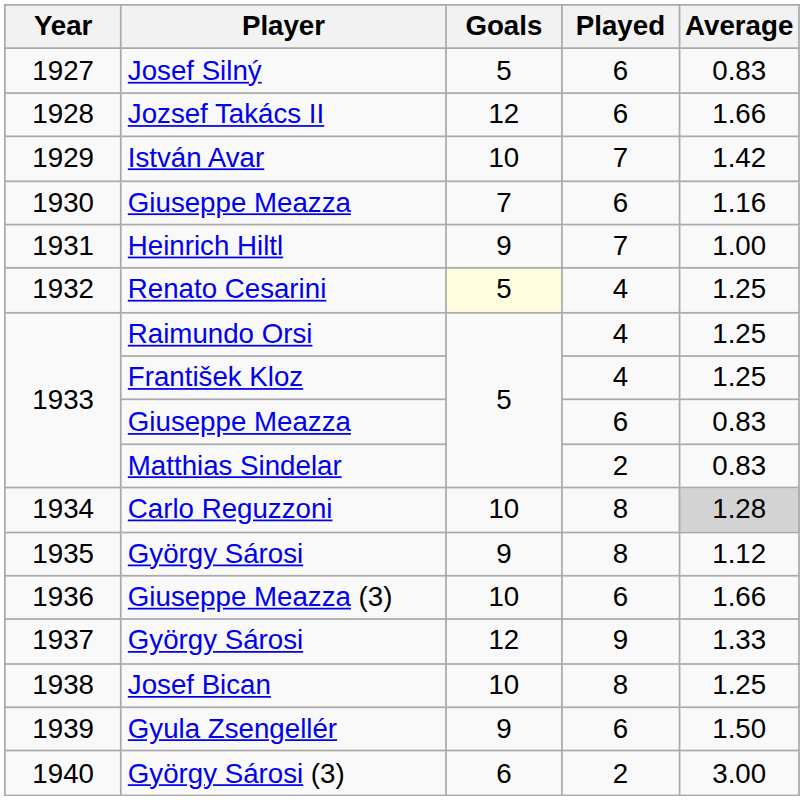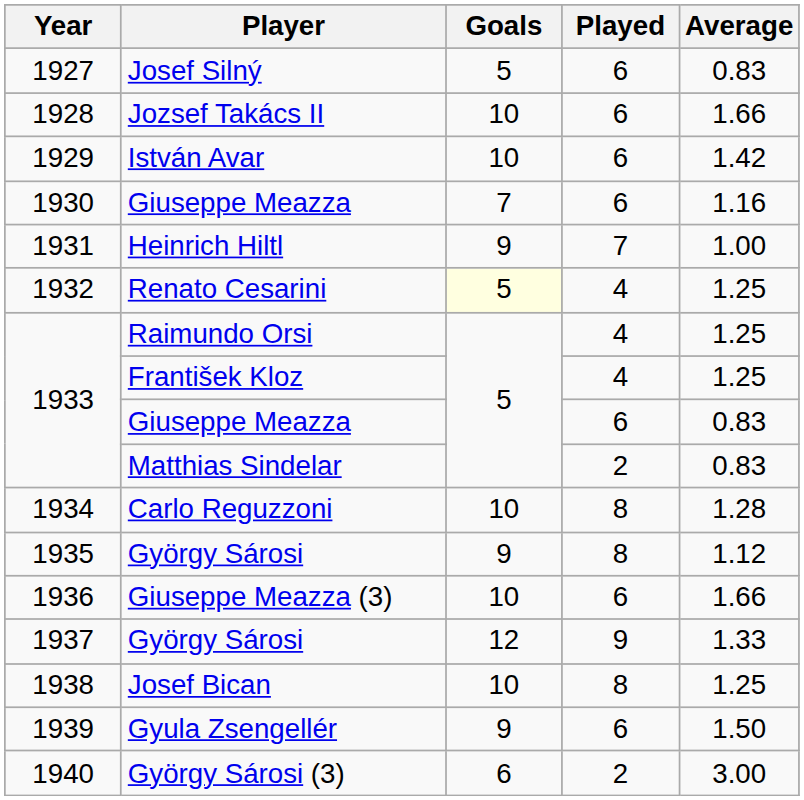(504, 114) 12 -> (504, 114) 10
(620, 158) 7 -> (620, 158) 6
(739, 509) lightgrey background -> (739, 509) no background
